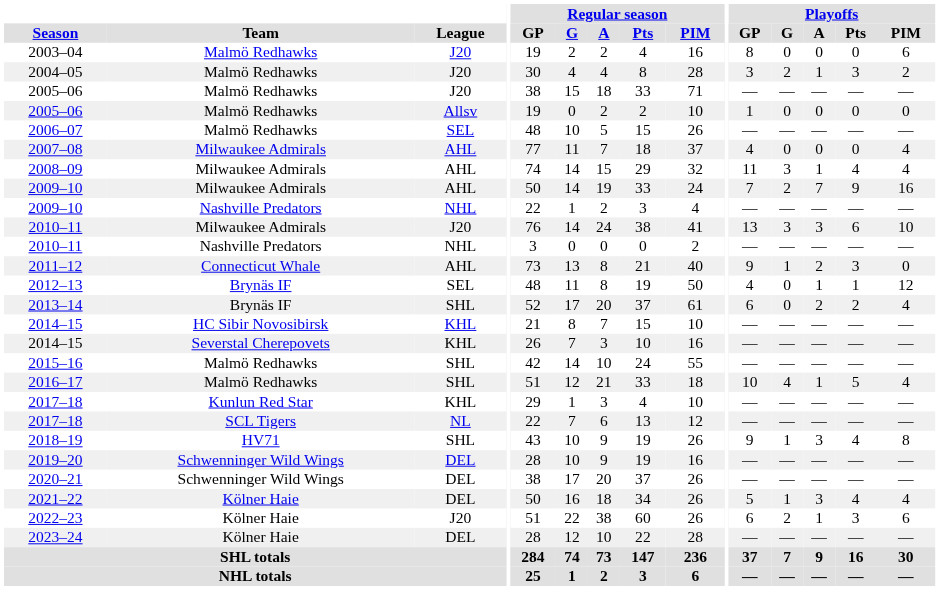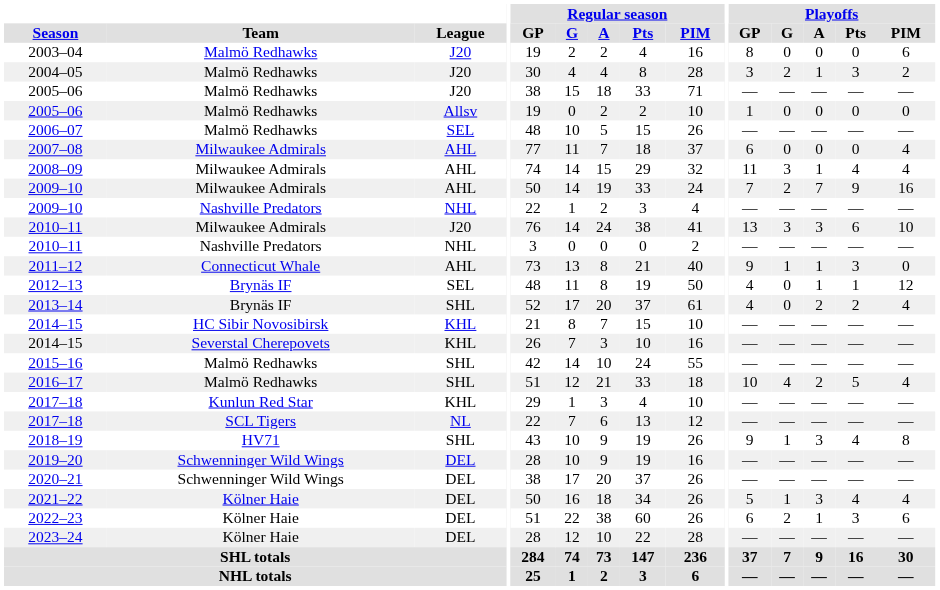(750, 149) 4 -> (750, 149) 6
(819, 265) 2 -> (819, 265) 1
(750, 304) 6 -> (750, 304) 4
(819, 382) 1 -> (819, 382) 2
(460, 518) J20 -> (460, 518) DEL
